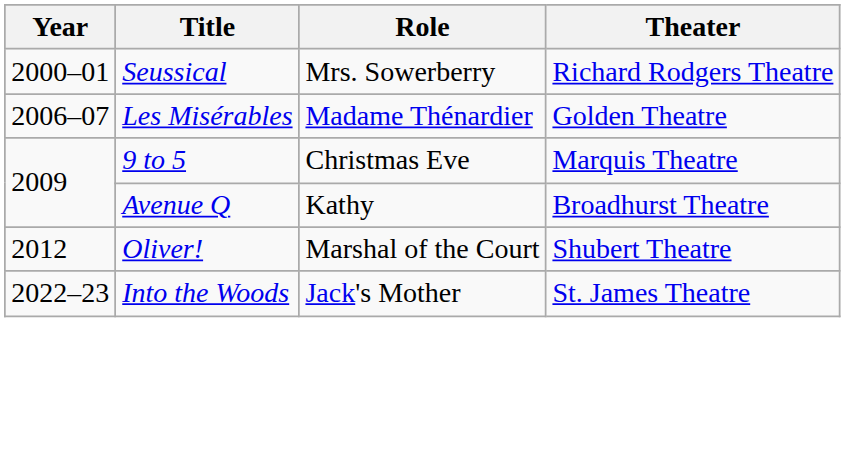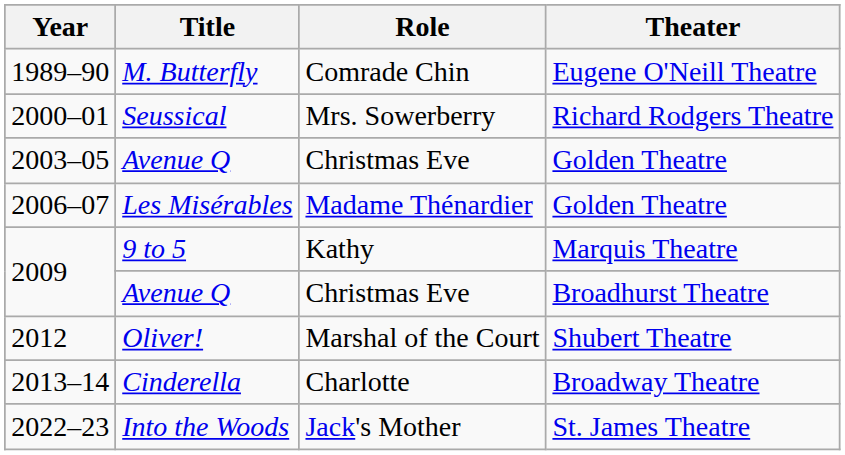+ row: (60, 71)
+ row: (60, 159)
(388, 159) Christmas Eve -> (340, 248) Kathy
(340, 204) Kathy -> (388, 293) Christmas Eve
+ row: (60, 381)
